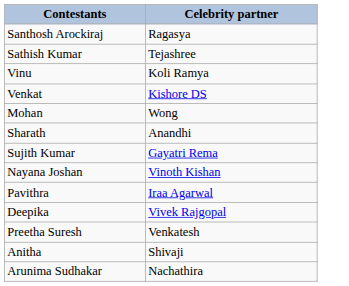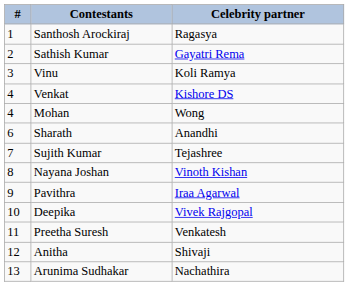+ column: (18, 14)
(172, 53) Tejashree -> (210, 53) Gayatri Rema
(183, 152) Gayatri Rema -> (199, 152) Tejashree
